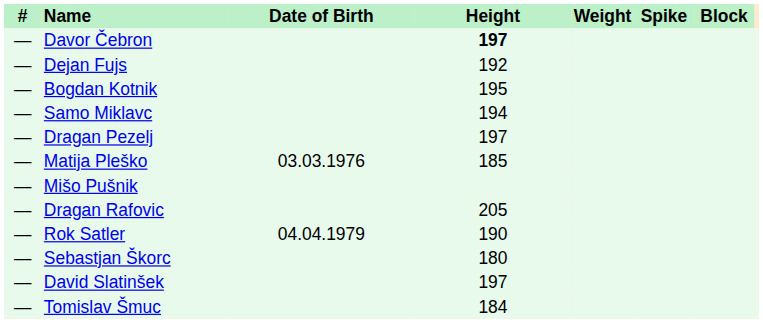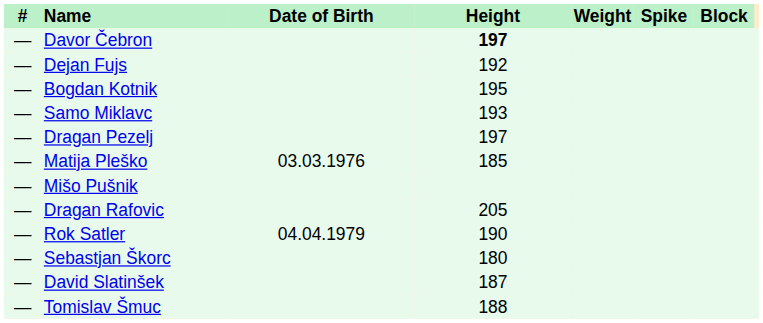(493, 113) 194 -> (493, 113) 193
(493, 282) 197 -> (493, 282) 187
(493, 307) 184 -> (493, 307) 188
